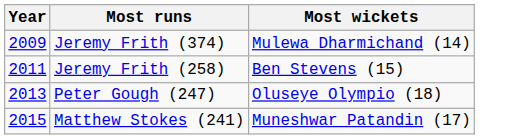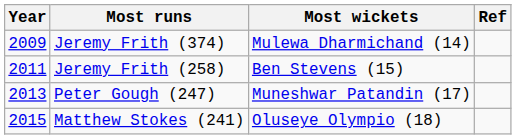+ column: (493, 18)
(347, 95) Oluseye Olympio (18) -> (361, 95) Muneshwar Patandin (17)
(361, 121) Muneshwar Patandin (17) -> (347, 121) Oluseye Olympio (18)
